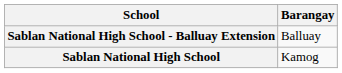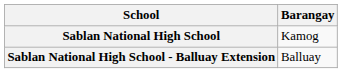rows swapped: (141, 57) <-> (141, 36)
